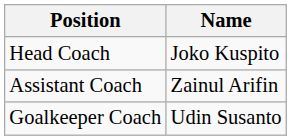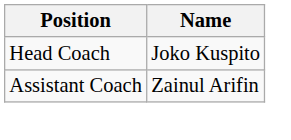- row: (85, 118)
